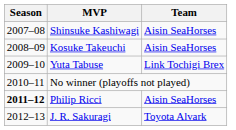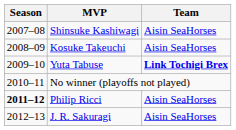(184, 64) normal -> (186, 64) bold
(175, 116) Toyota Alvark -> (180, 116) Aisin SeaHorses
